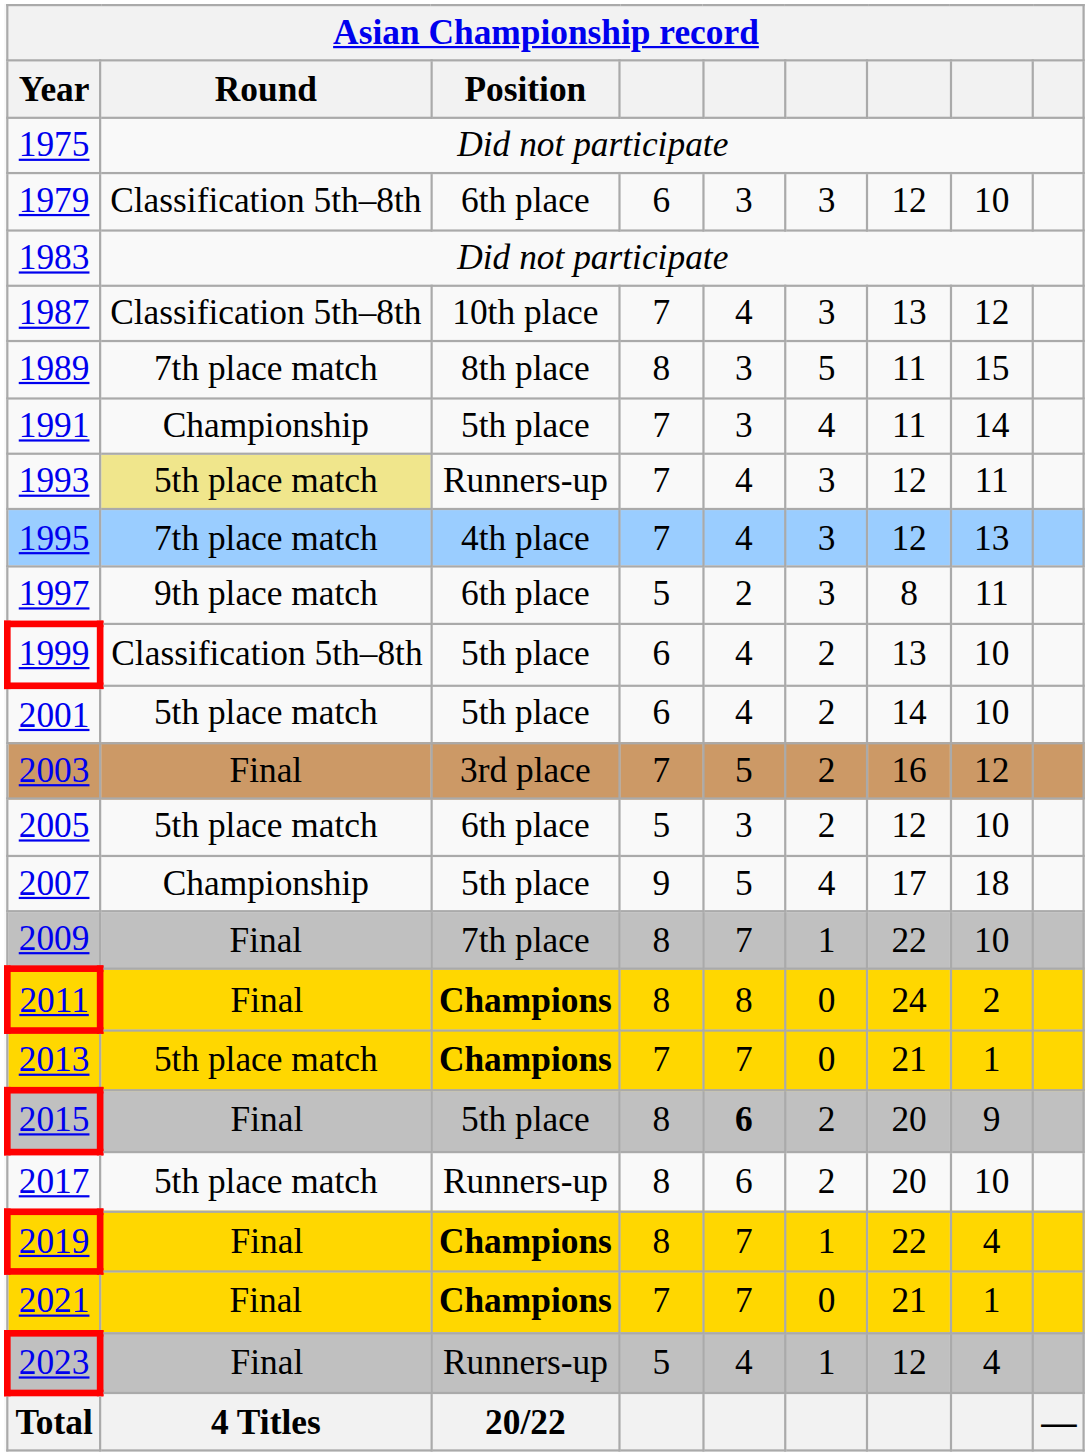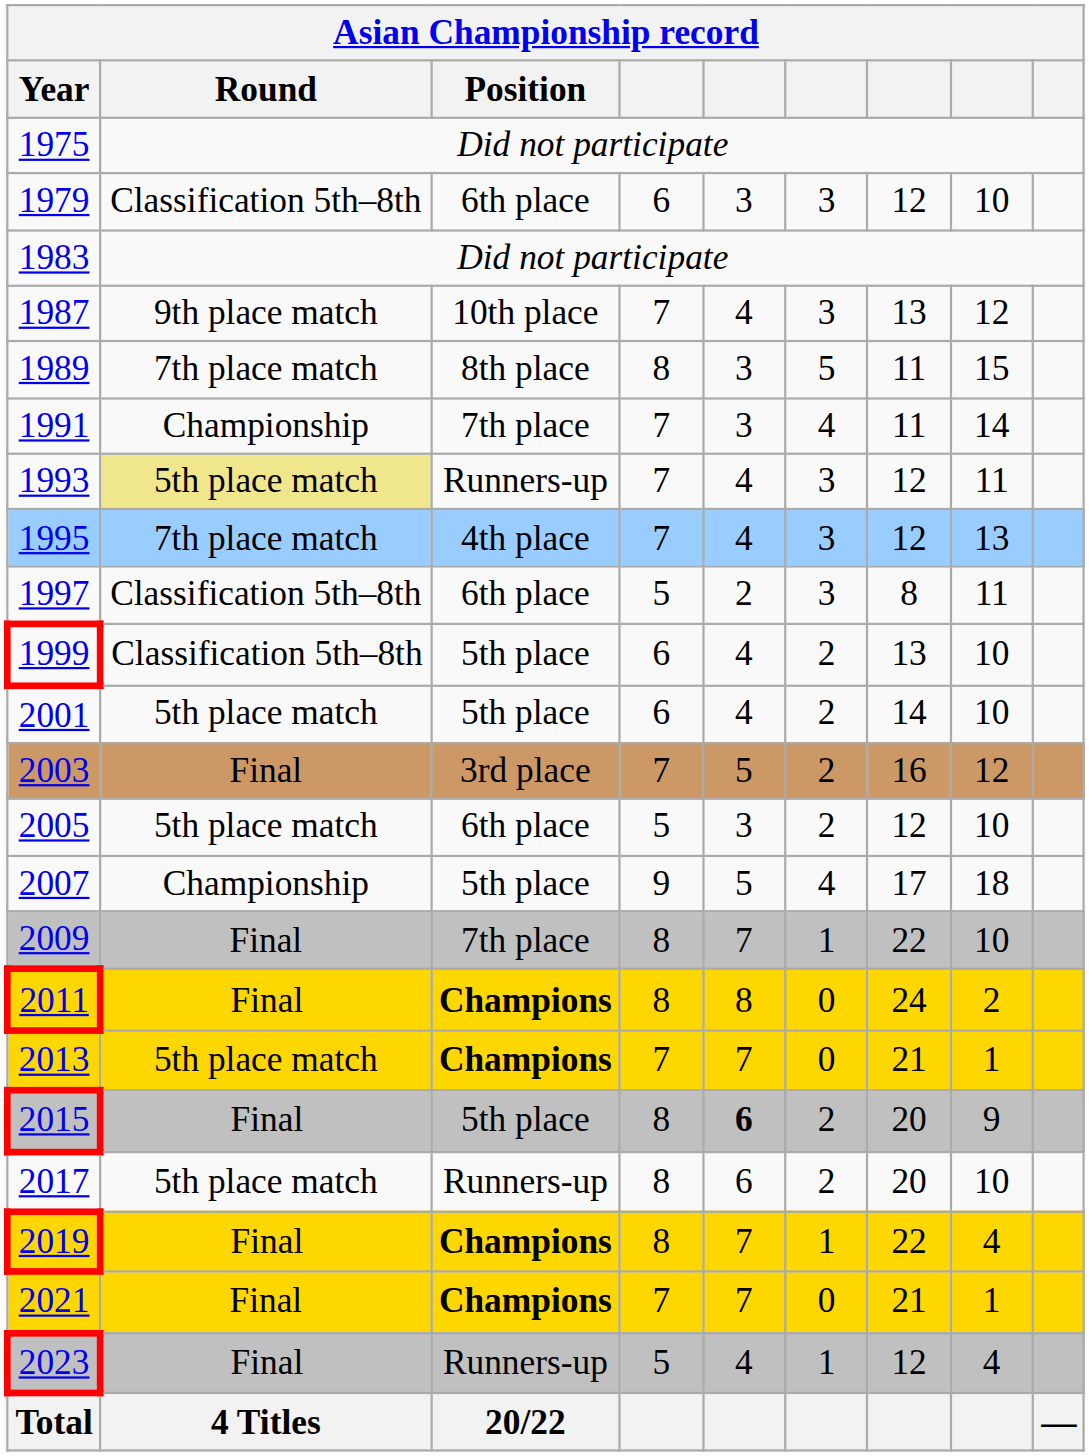(266, 312) Classification 5th–8th -> (266, 312) 9th place match
(525, 425) 5th place -> (525, 425) 7th place
(266, 594) 9th place match -> (266, 594) Classification 5th–8th
